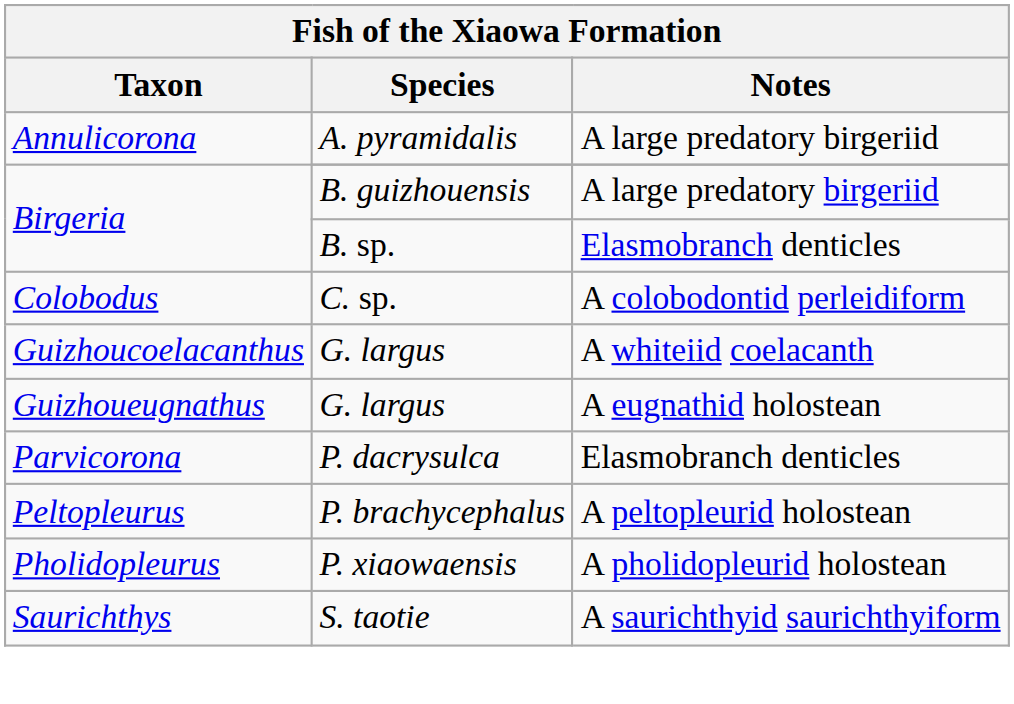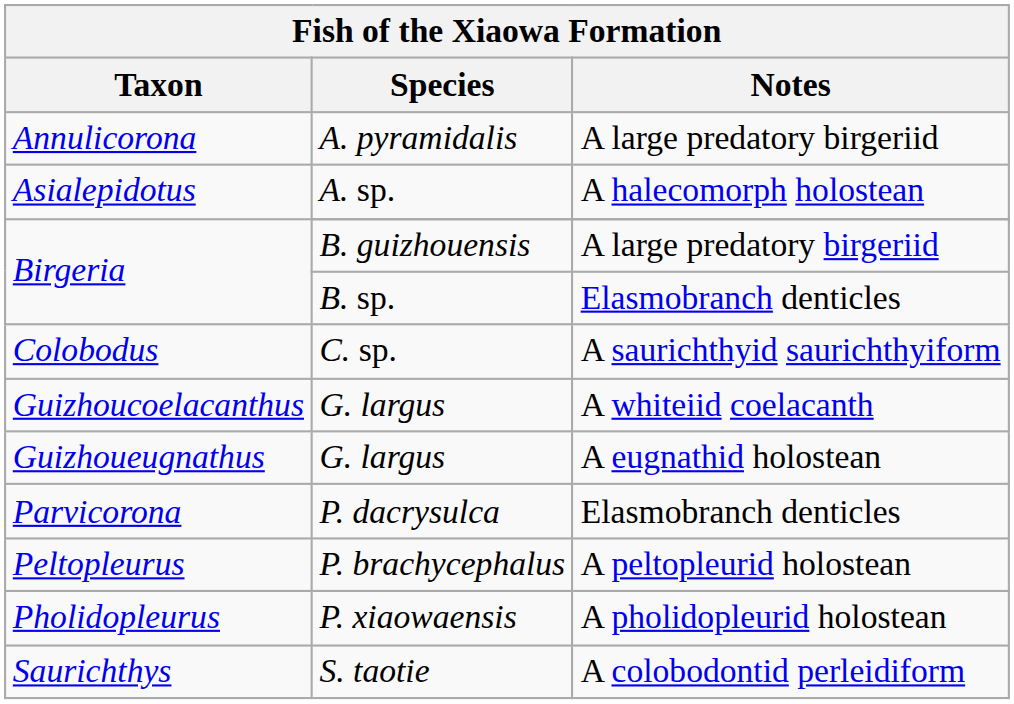+ row: (104, 191)
(773, 297) A colobodontid perleidiform -> (791, 350) A saurichthyid saurichthyiform
(791, 617) A saurichthyid saurichthyiform -> (773, 670) A colobodontid perleidiform
